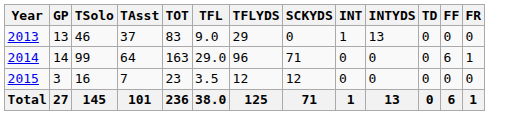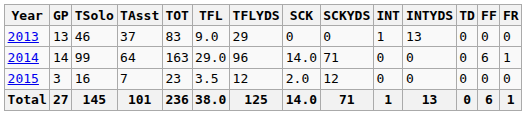+ column: (301, 15)
